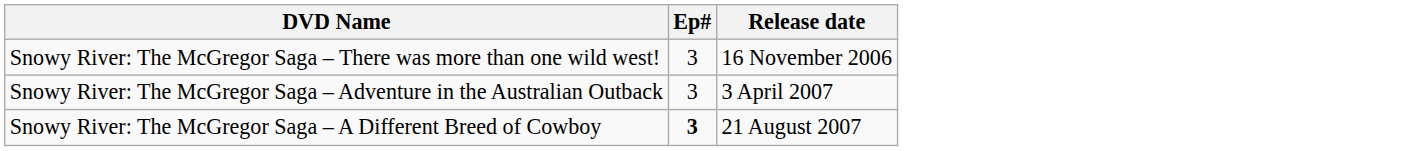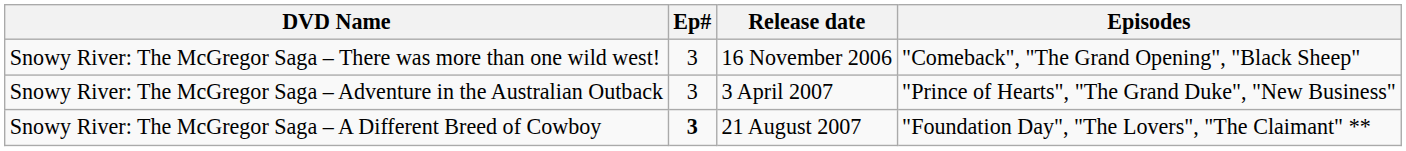+ column: (1149, 22)
